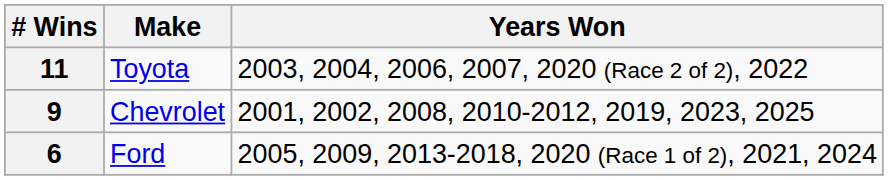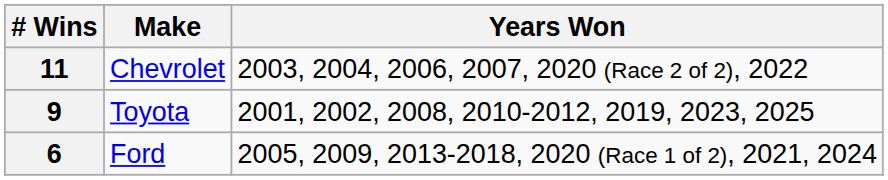(150, 69) Toyota -> (168, 69) Chevrolet
(168, 112) Chevrolet -> (150, 112) Toyota
